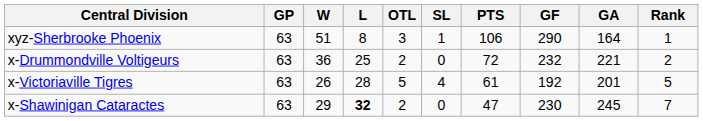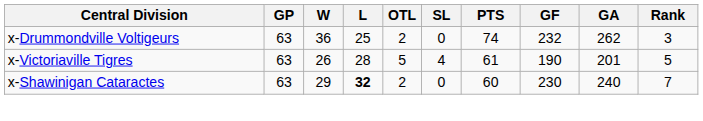- row: (84, 37)
(491, 60) 72 -> (491, 37) 74
(609, 60) 221 -> (609, 37) 262
(668, 60) 2 -> (668, 37) 3
(550, 82) 192 -> (550, 60) 190
(491, 104) 47 -> (491, 82) 60
(609, 104) 245 -> (609, 82) 240
